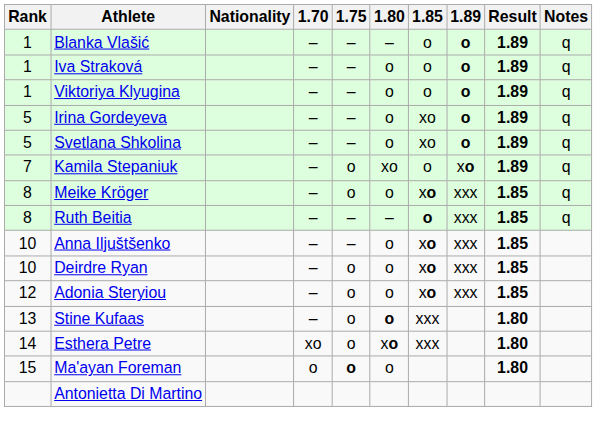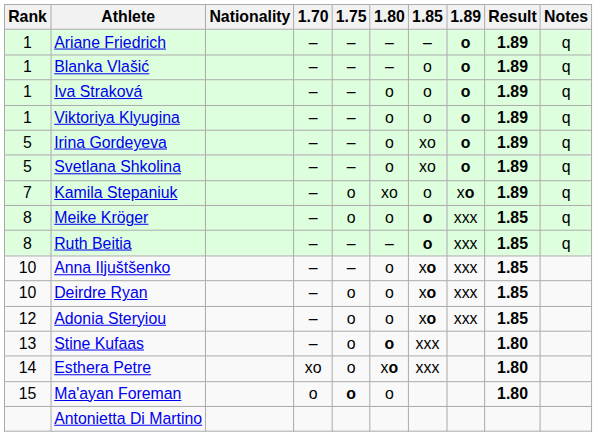+ row: (110, 42)
(427, 192) xo -> (427, 218) o
